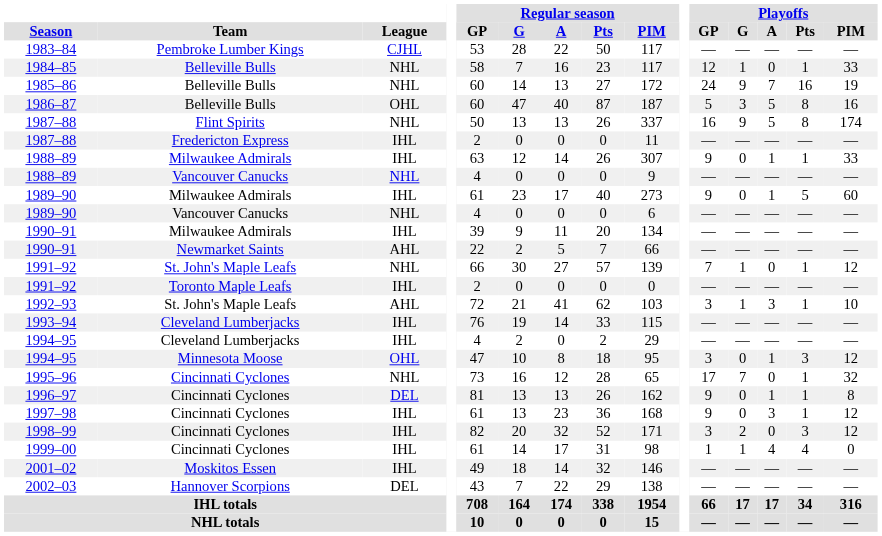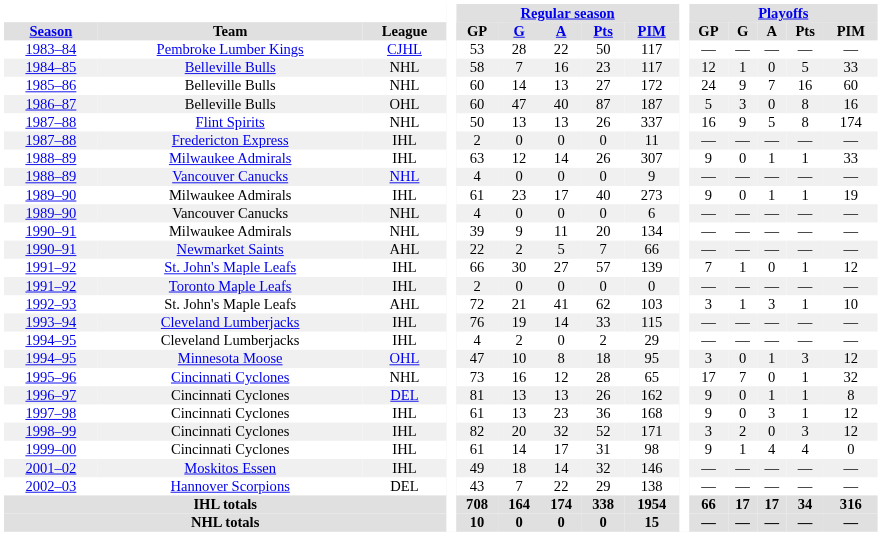(805, 67) 1 -> (805, 67) 5
(851, 85) 19 -> (851, 85) 60
(772, 104) 5 -> (772, 104) 0
(805, 195) 5 -> (805, 195) 1
(851, 195) 60 -> (851, 195) 19
(404, 231) IHL -> (404, 231) NHL
(404, 267) NHL -> (404, 267) IHL
(708, 449) 1 -> (708, 449) 9
